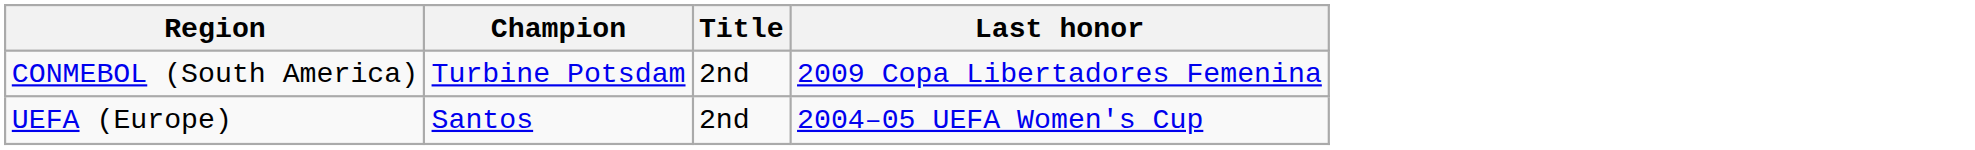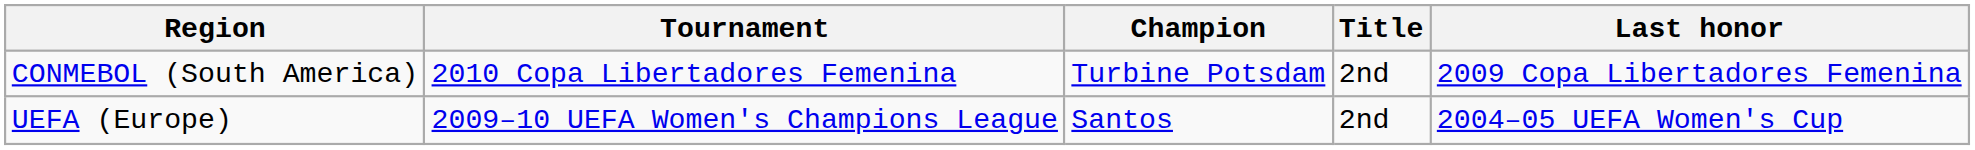+ column: (745, 28)
